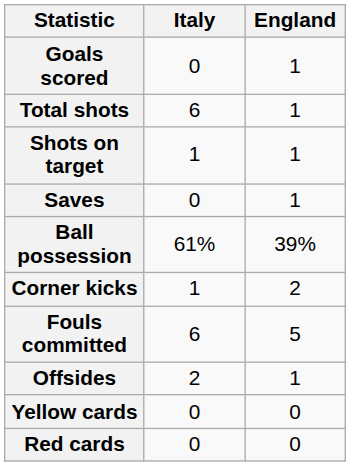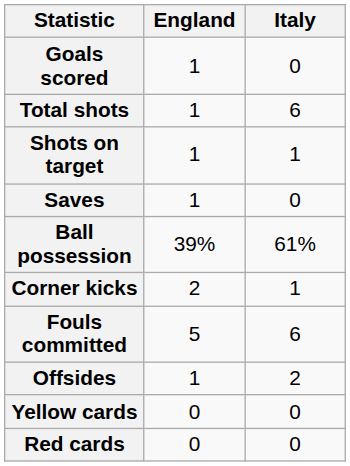columns swapped: (195, 20) <-> (295, 20)
